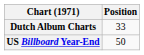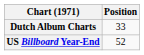(121, 42) 50 -> (121, 42) 52
